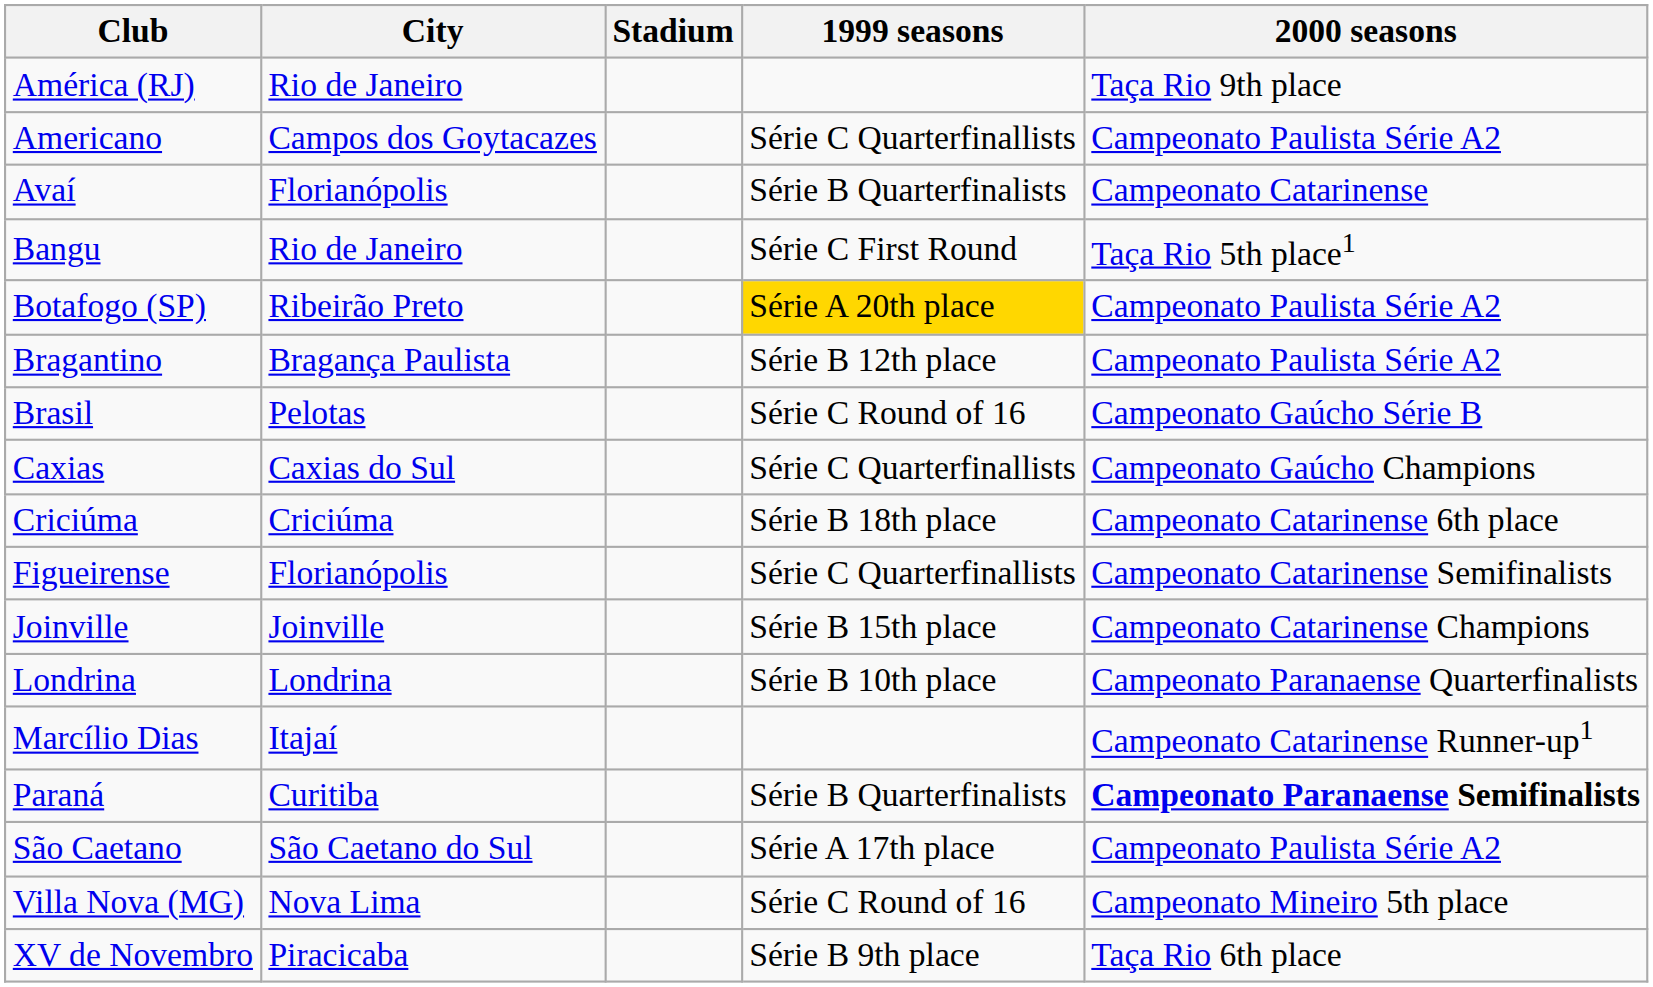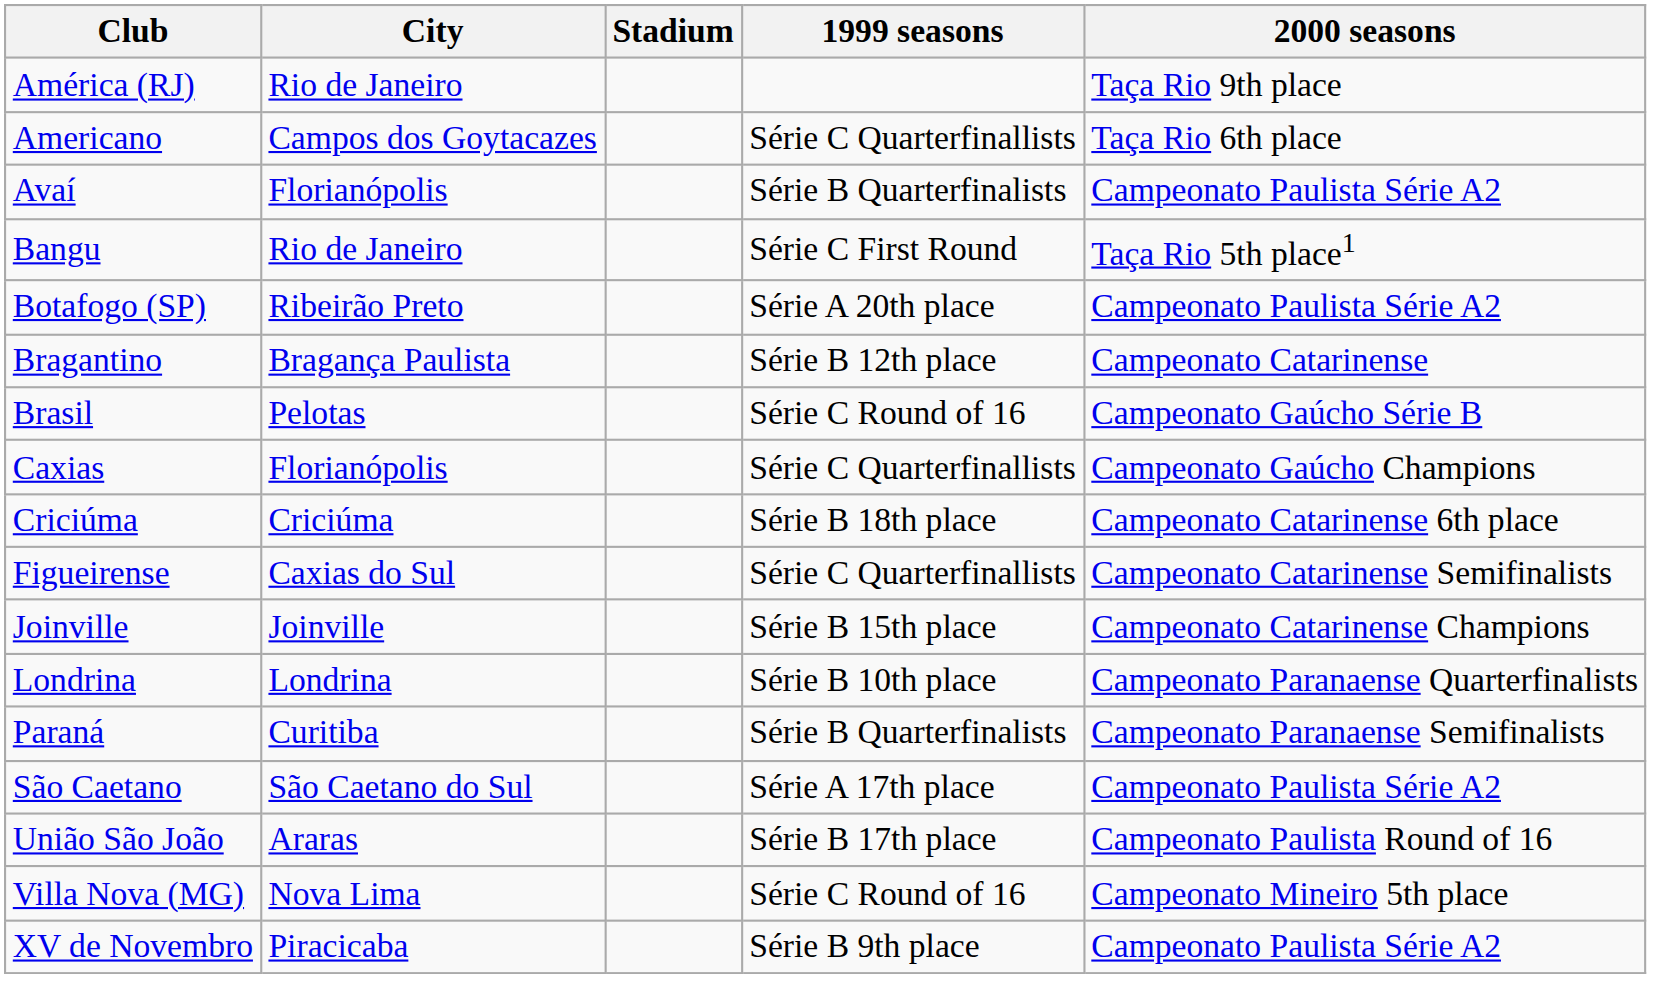(1296, 137) Campeonato Paulista Série A2 -> (1217, 137) Taça Rio 6th place
(1260, 191) Campeonato Catarinense -> (1296, 191) Campeonato Paulista Série A2
(872, 306) gold background -> (872, 306) no background
(1296, 359) Campeonato Paulista Série A2 -> (1260, 359) Campeonato Catarinense
(362, 466) Caxias do Sul -> (358, 466) Florianópolis
(358, 573) Florianópolis -> (362, 573) Caxias do Sul
- row: (106, 737)
(1366, 795) bold -> (1348, 732) normal
+ row: (118, 839)
(1217, 955) Taça Rio 6th place -> (1296, 946) Campeonato Paulista Série A2
